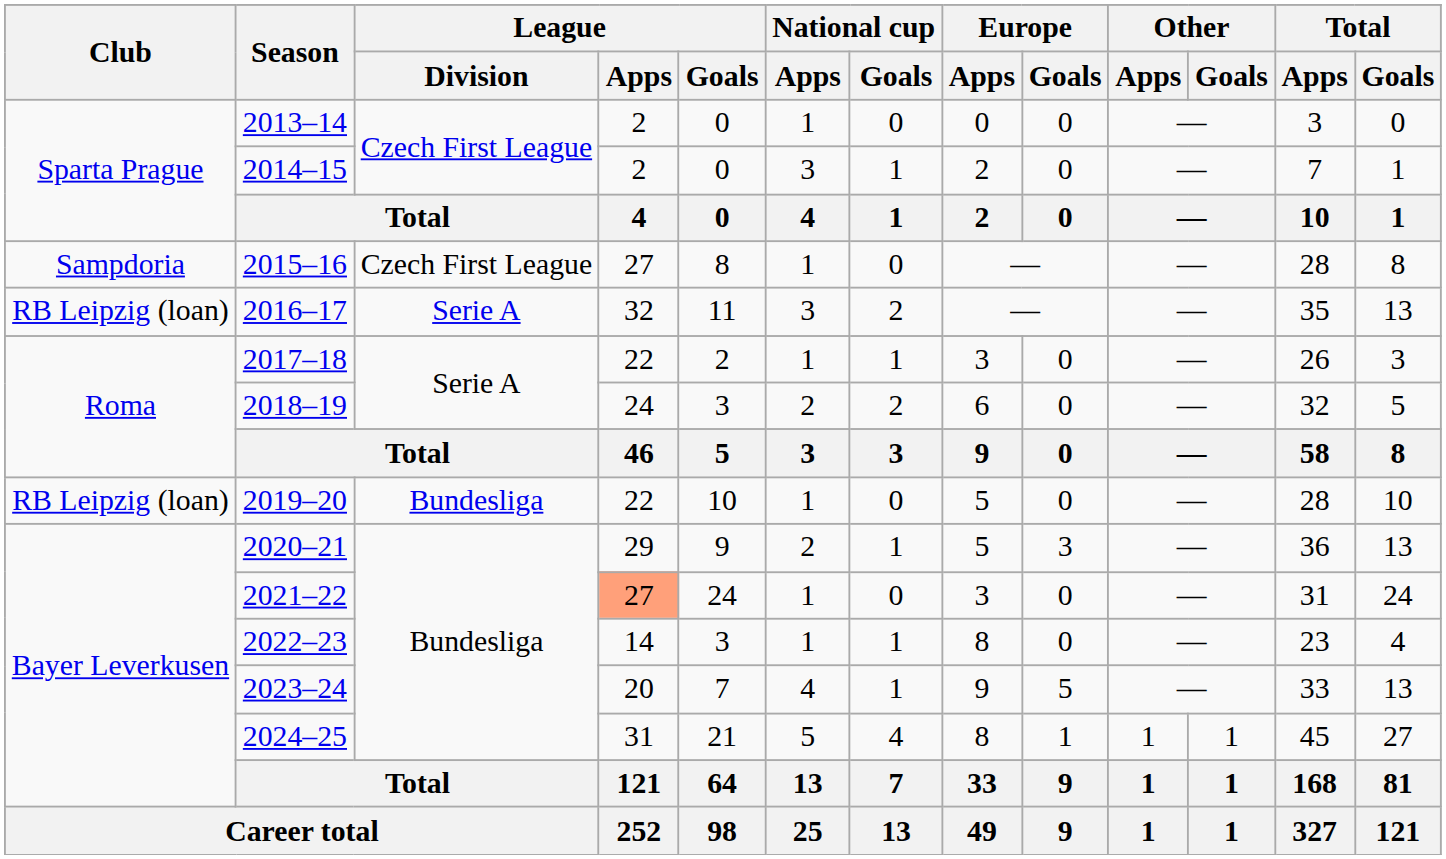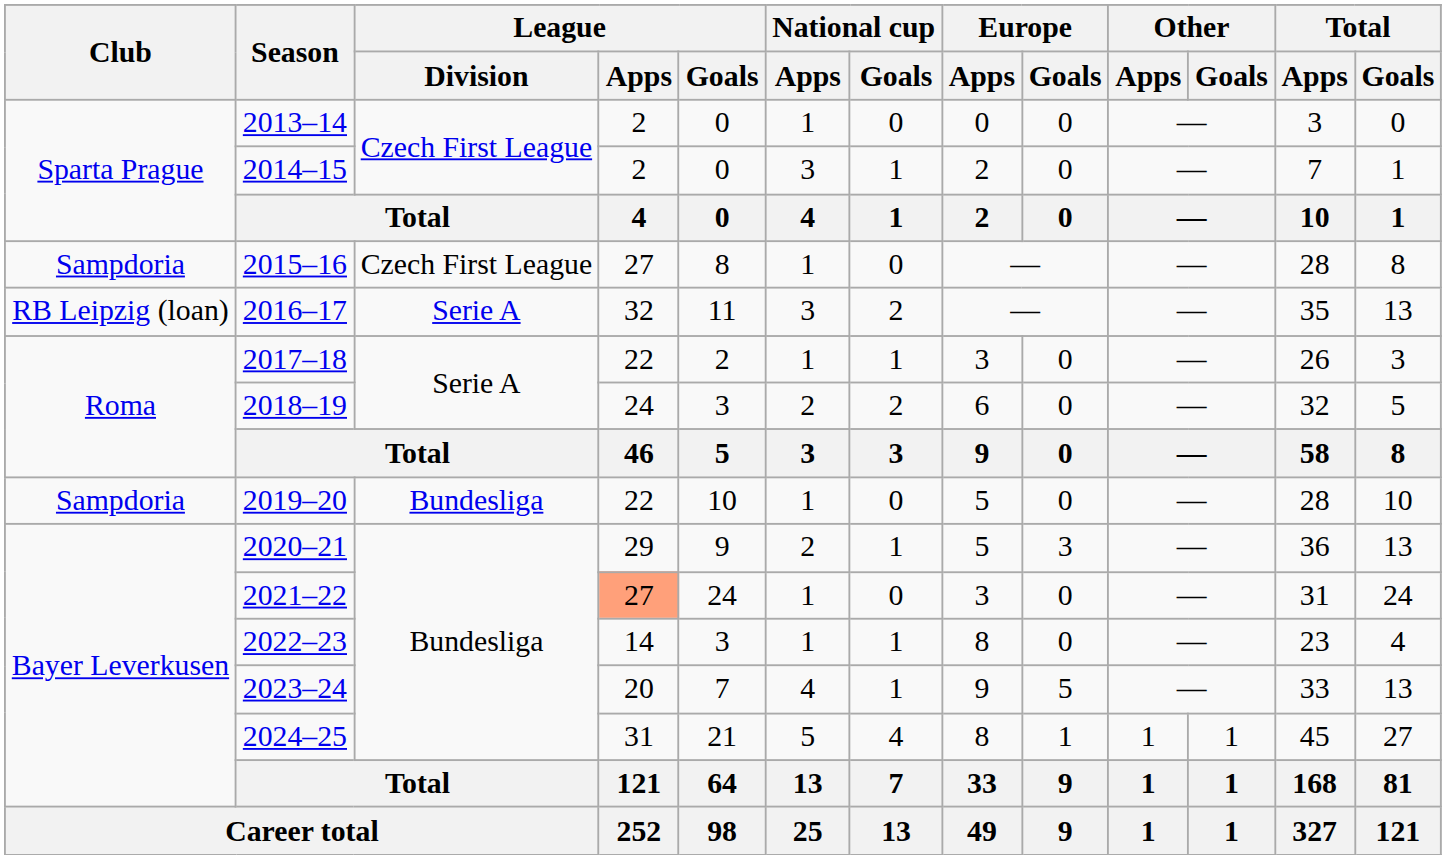(120, 500) RB Leipzig (loan) -> (120, 500) Sampdoria
